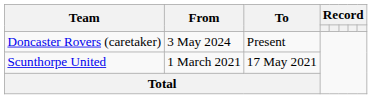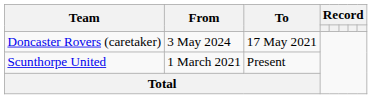(266, 41) Present -> (282, 41) 17 May 2021
(282, 62) 17 May 2021 -> (266, 62) Present
